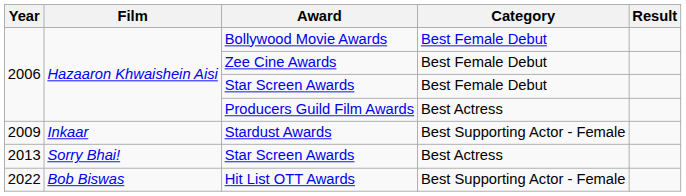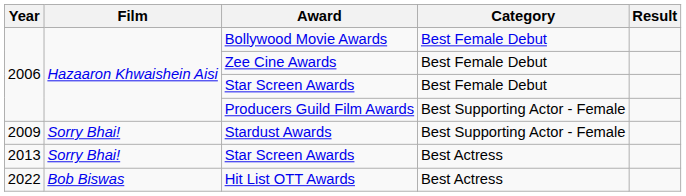(462, 109) Best Actress -> (523, 109) Best Supporting Actor - Female
(68, 132) Inkaar -> (84, 132) Sorry Bhai!
(523, 179) Best Supporting Actor - Female -> (462, 179) Best Actress
